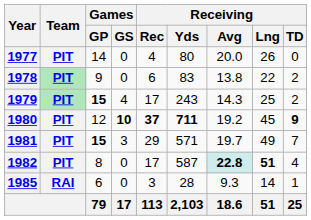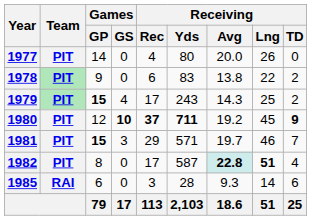(268, 141) 49 -> (268, 141) 46
(295, 183) 1 -> (295, 183) 6
